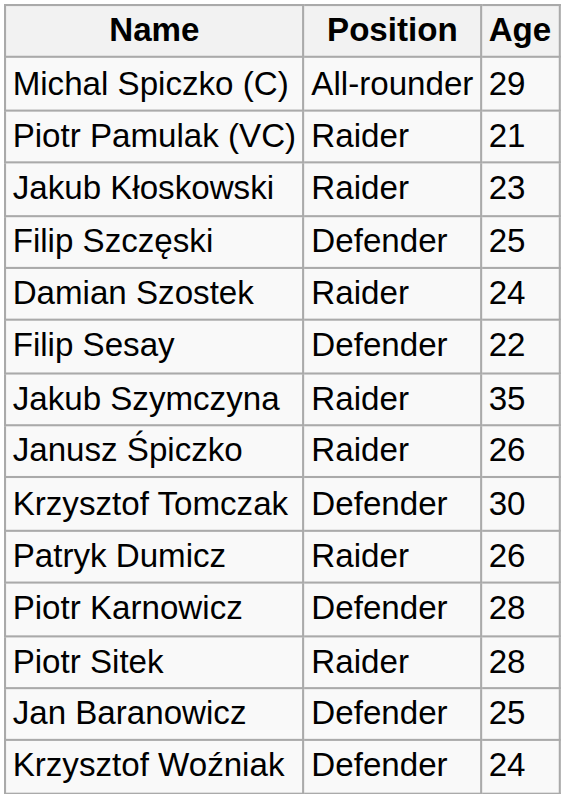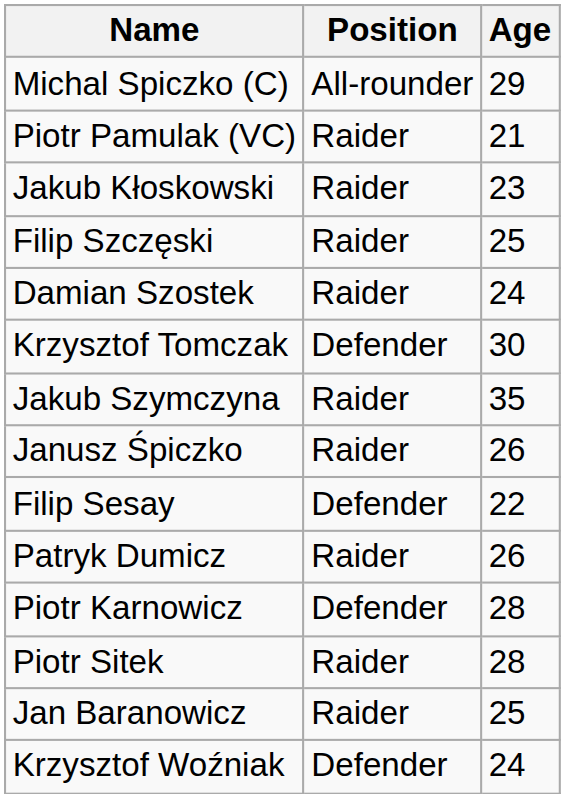(379, 240) Defender -> (360, 240) Raider
rows swapped: (94, 345) <-> (150, 503)
(379, 713) Defender -> (360, 713) Raider
